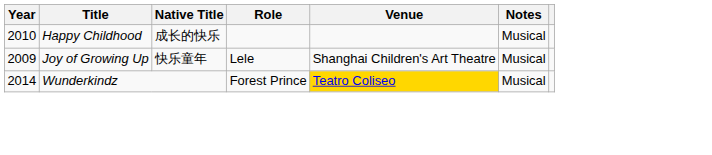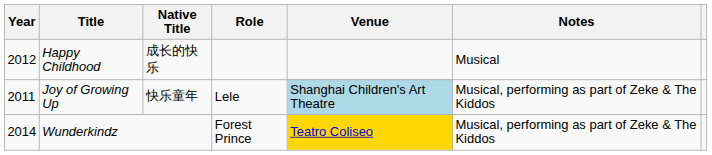(22, 36) 2010 -> (22, 59) 2012
(22, 59) 2009 -> (21, 97) 2011
(404, 59) no background -> (358, 97) lightblue background
(524, 59) Musical -> (576, 97) Musical, performing as part of Zeke & The Kiddos
(524, 81) Musical -> (576, 132) Musical, performing as part of Zeke & The Kiddos
